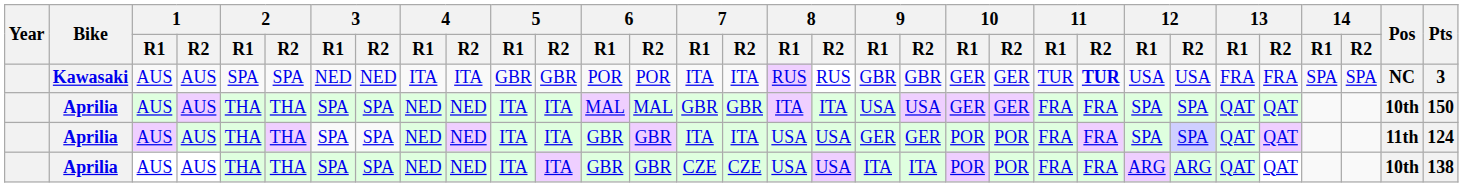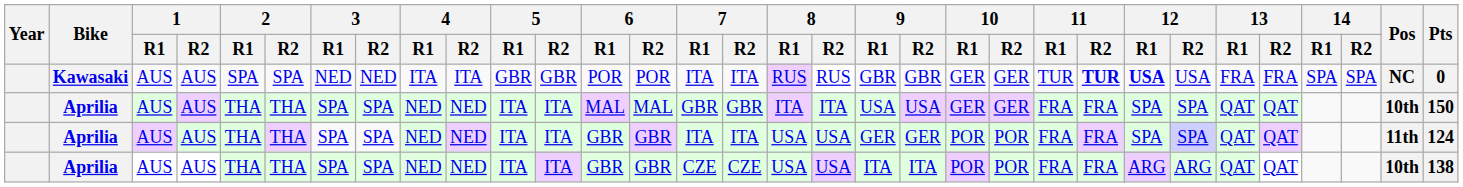(1147, 78) normal -> (1147, 78) bold
(1441, 78) 3 -> (1441, 78) 0
